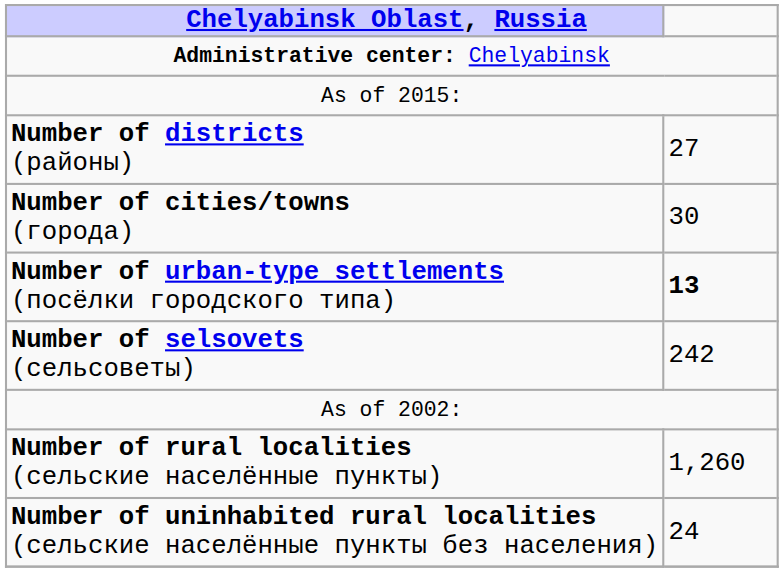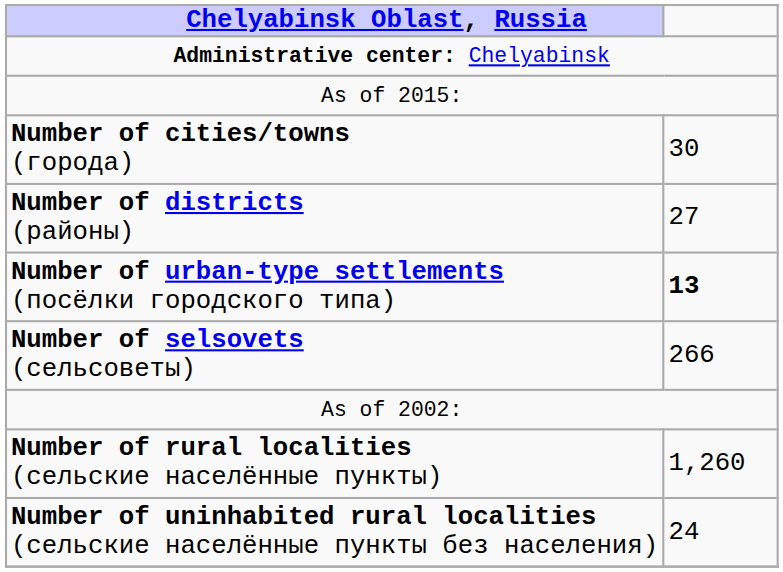rows swapped: (157, 150) <-> (180, 218)
(692, 356) 242 -> (692, 356) 266
